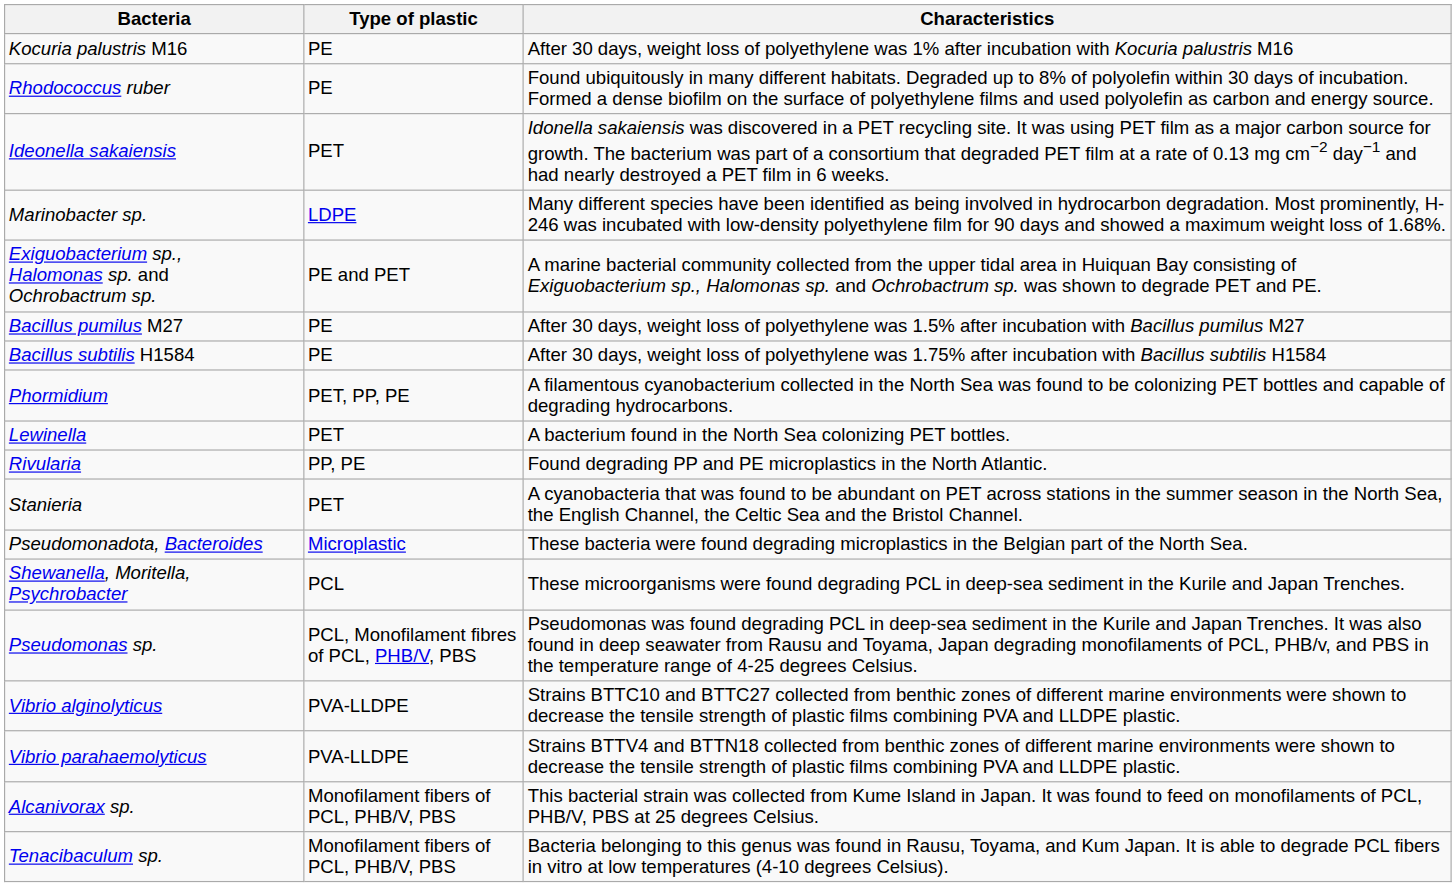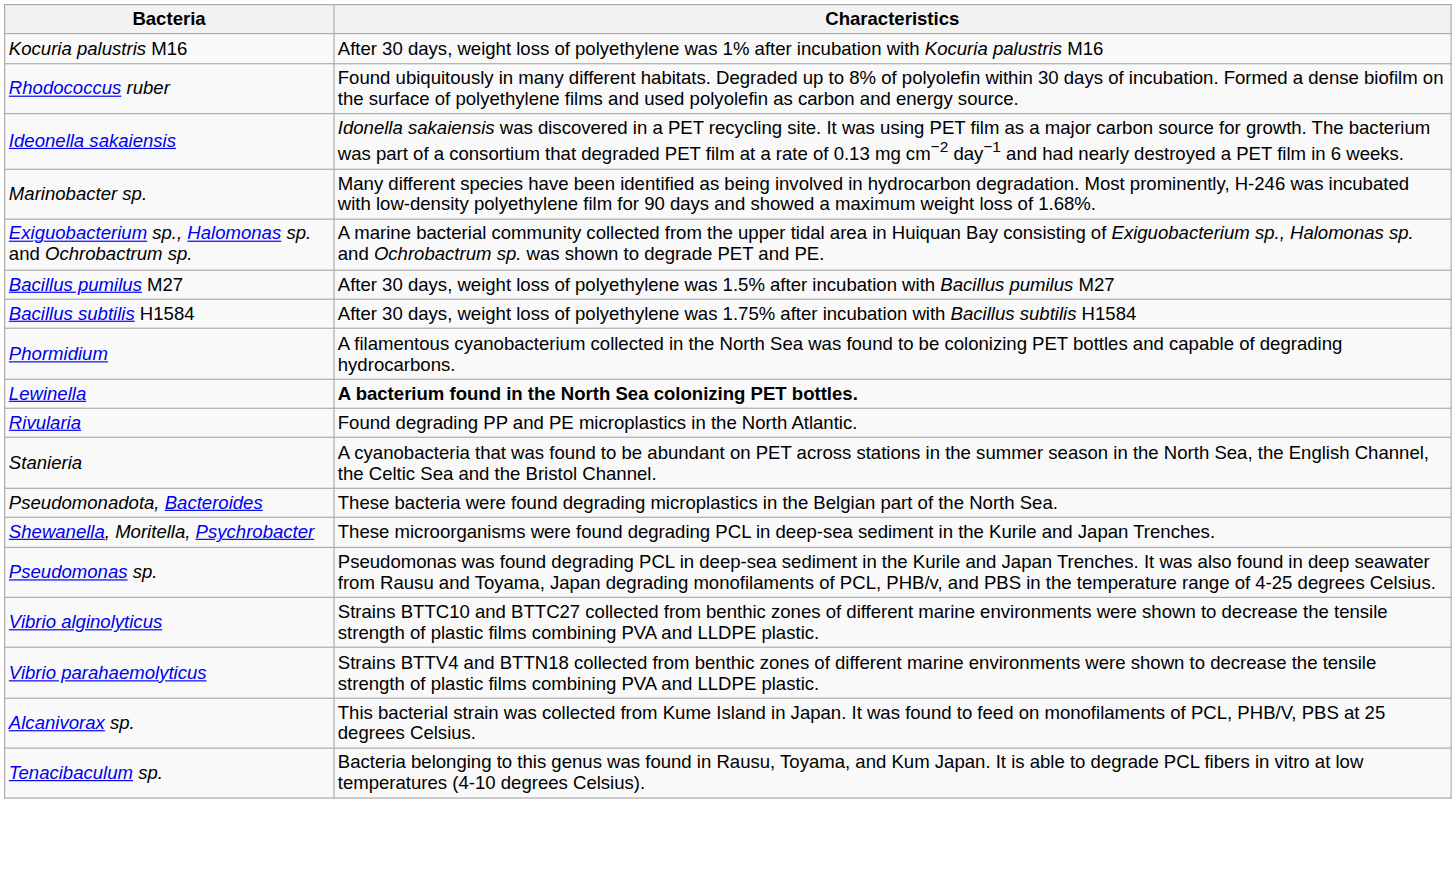- column: (414, 19)
(769, 435) normal -> (598, 393) bold
